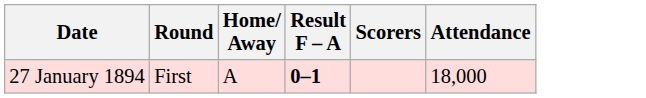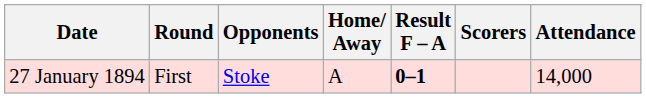+ column: (271, 32)
(459, 76) 18,000 -> (564, 76) 14,000
